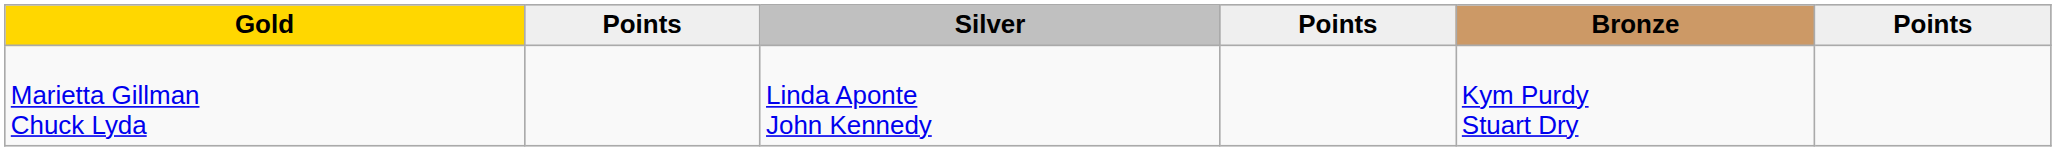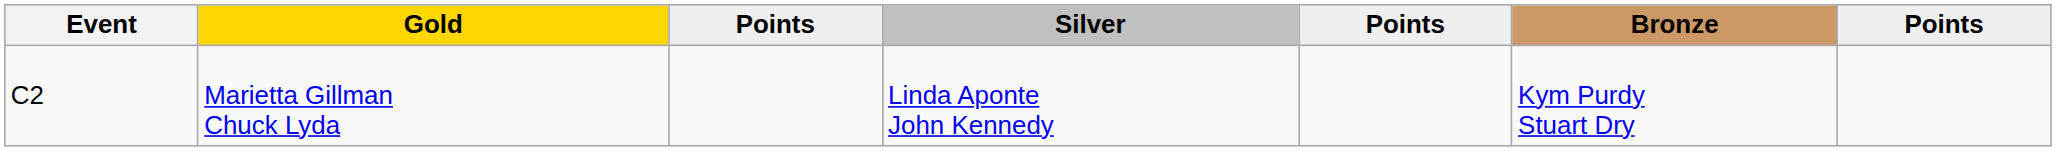+ column: (102, 25)
